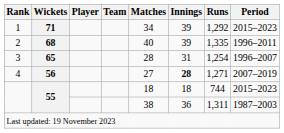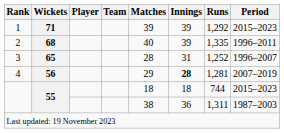(148, 27) 34 -> (148, 27) 39
(218, 58) 1,254 -> (218, 58) 1,252
(148, 74) 27 -> (148, 74) 29
(218, 74) 1,271 -> (218, 74) 1,281
